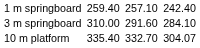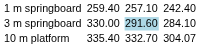(103, 23) 310.00 -> (103, 23) 330.00
(141, 23) no background -> (141, 23) lightblue background
